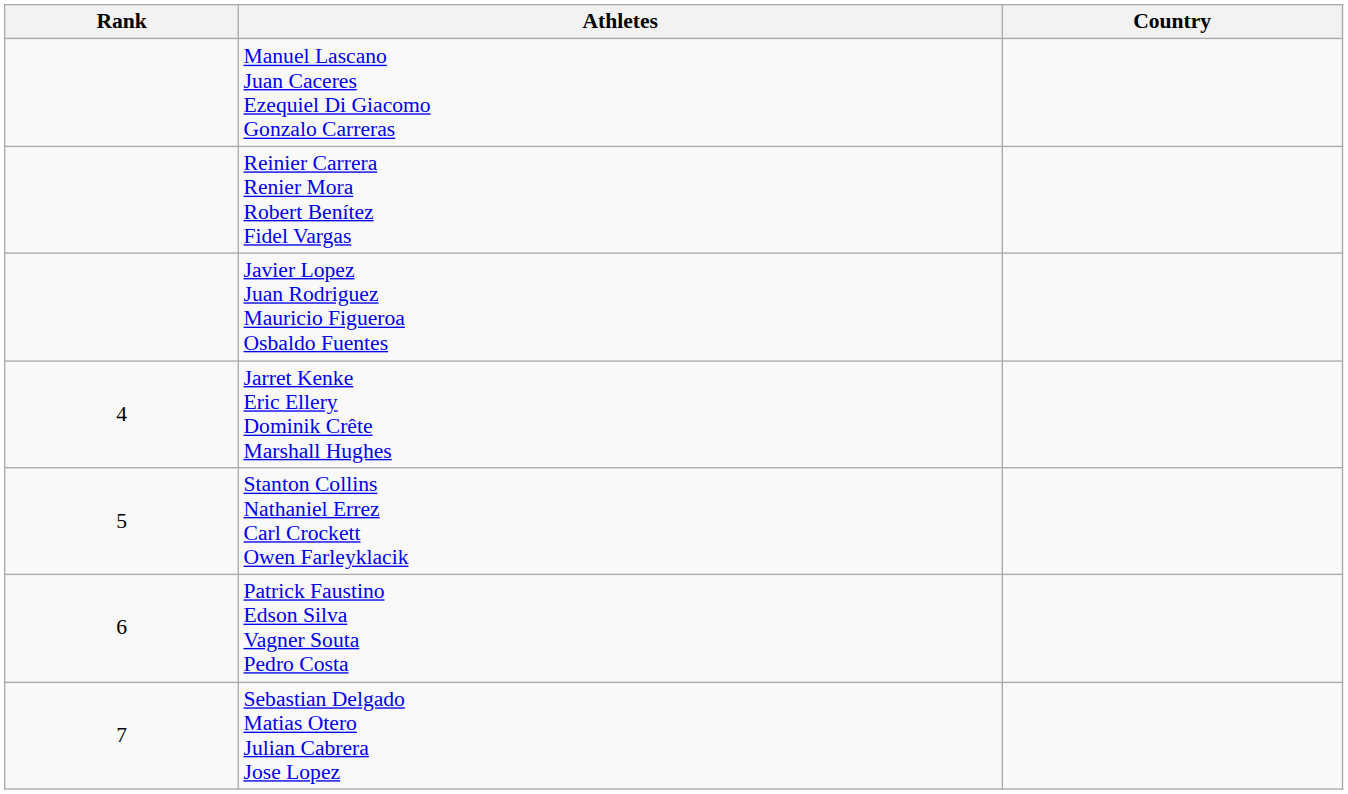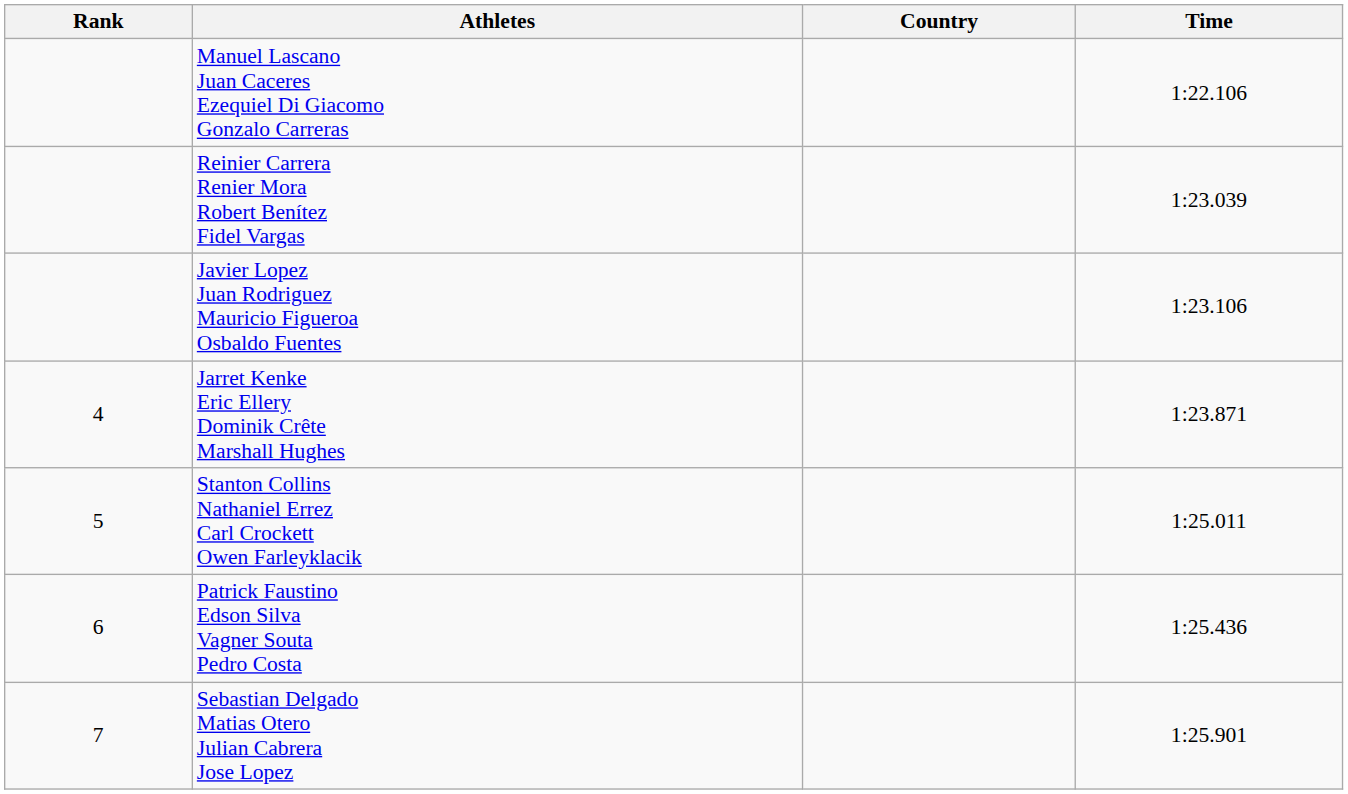+ column: (1209, 21)
